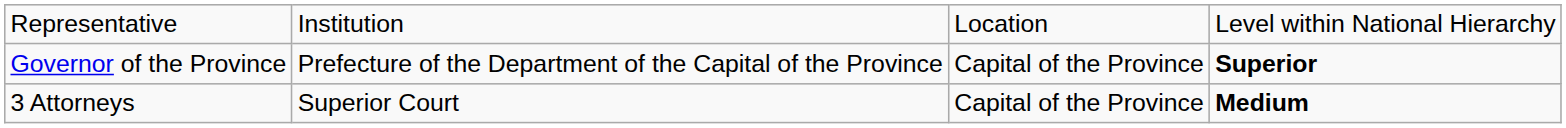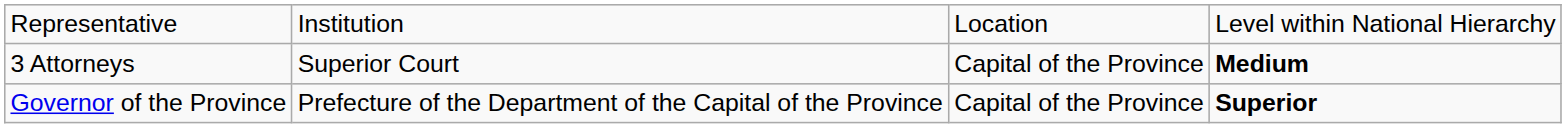rows swapped: (148, 63) <-> (73, 102)
